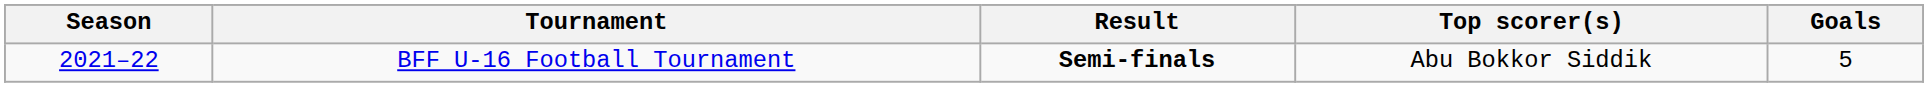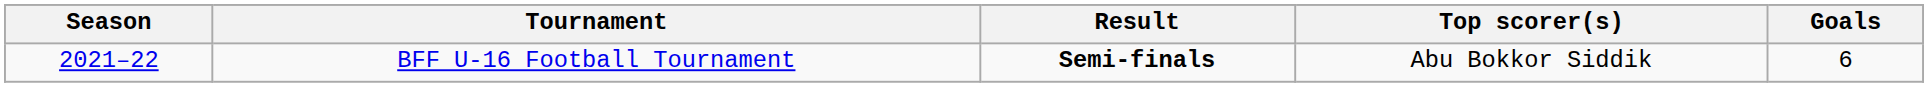(1846, 63) 5 -> (1846, 63) 6
